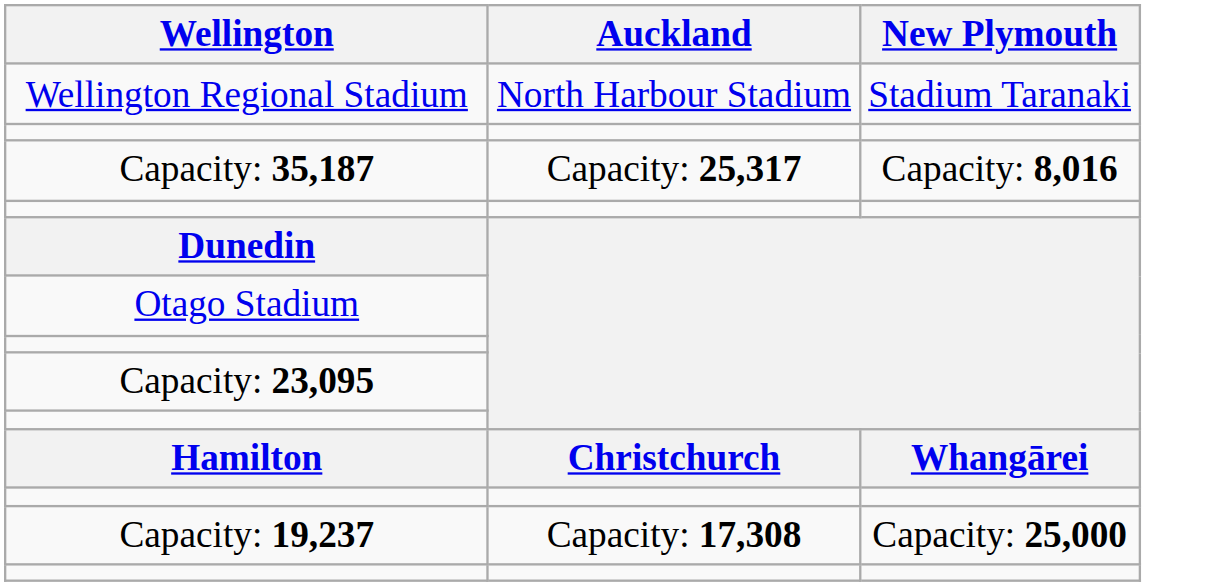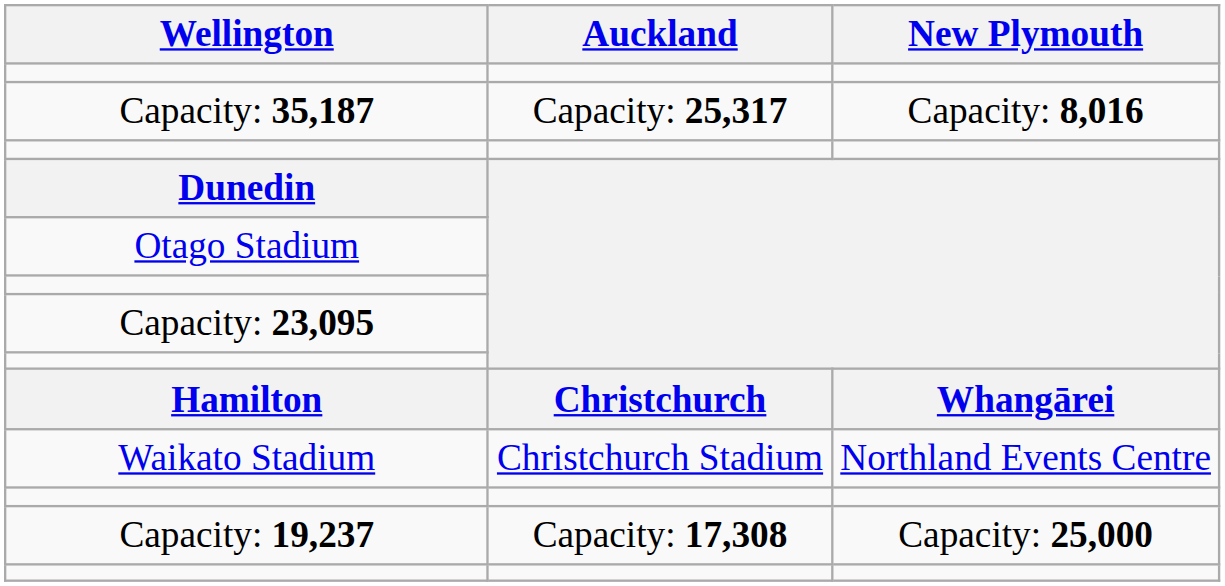- row: (247, 93)
+ row: (247, 457)
